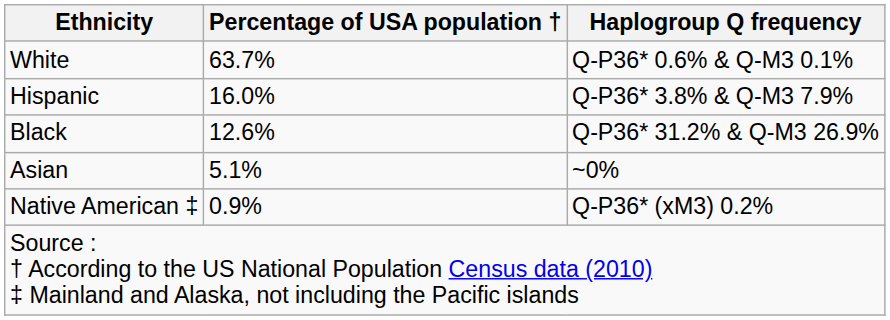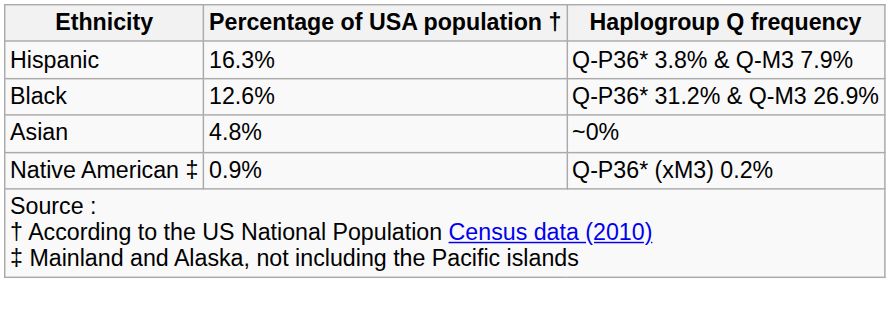- row: (40, 59)
(242, 96) 16.0% -> (242, 59) 16.3%
(235, 170) 5.1% -> (235, 133) 4.8%
